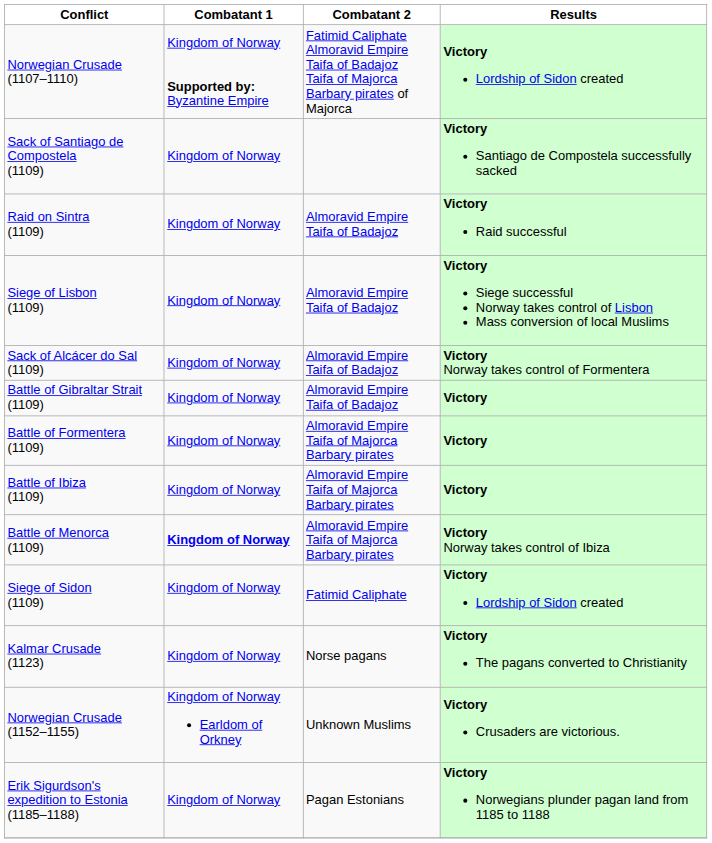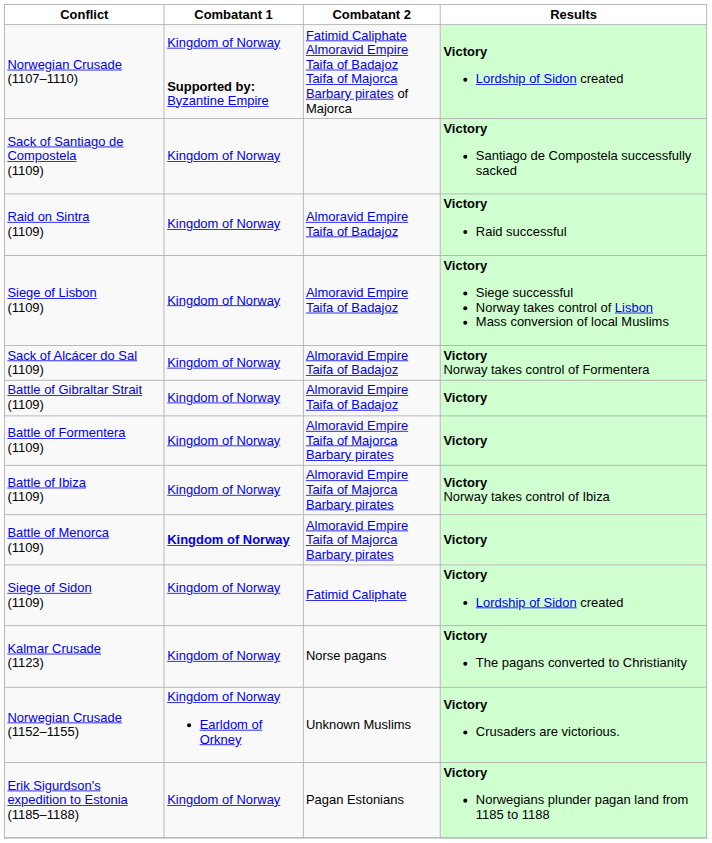(465, 490) Victory -> (527, 490) Victory Norway takes control of Ibiza
(527, 539) Victory Norway takes control of Ibiza -> (465, 539) Victory
